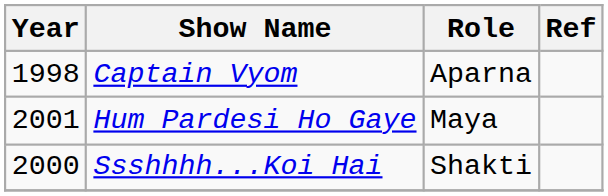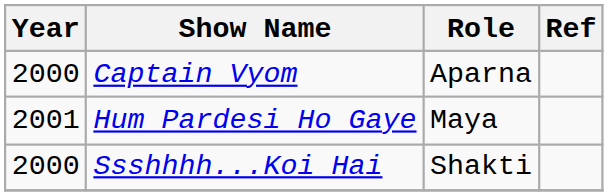(46, 74) 1998 -> (46, 74) 2000
